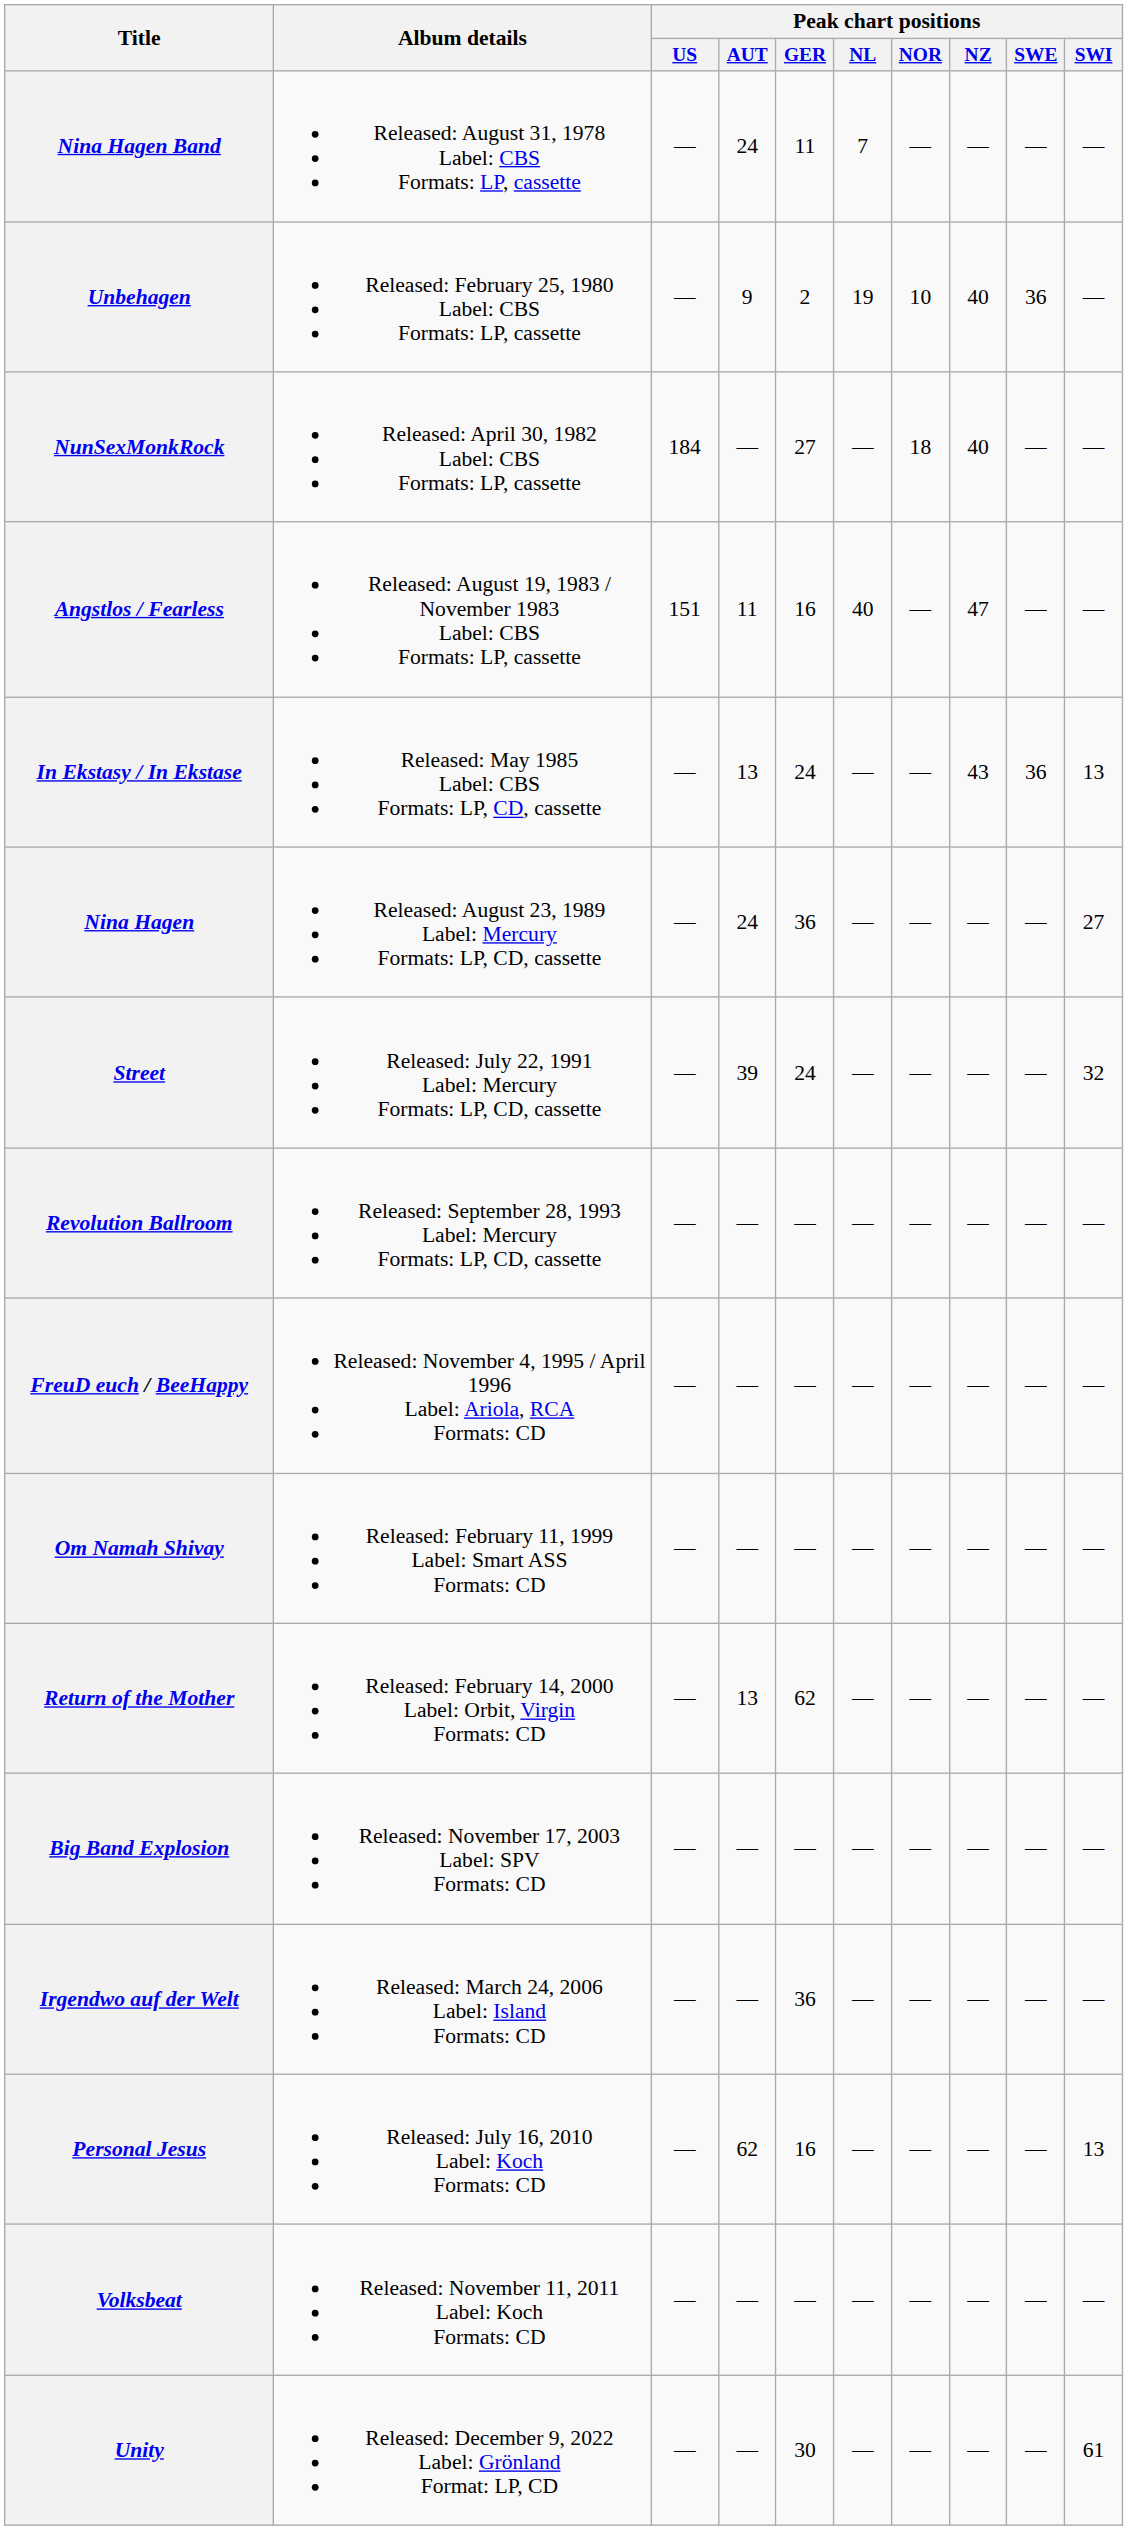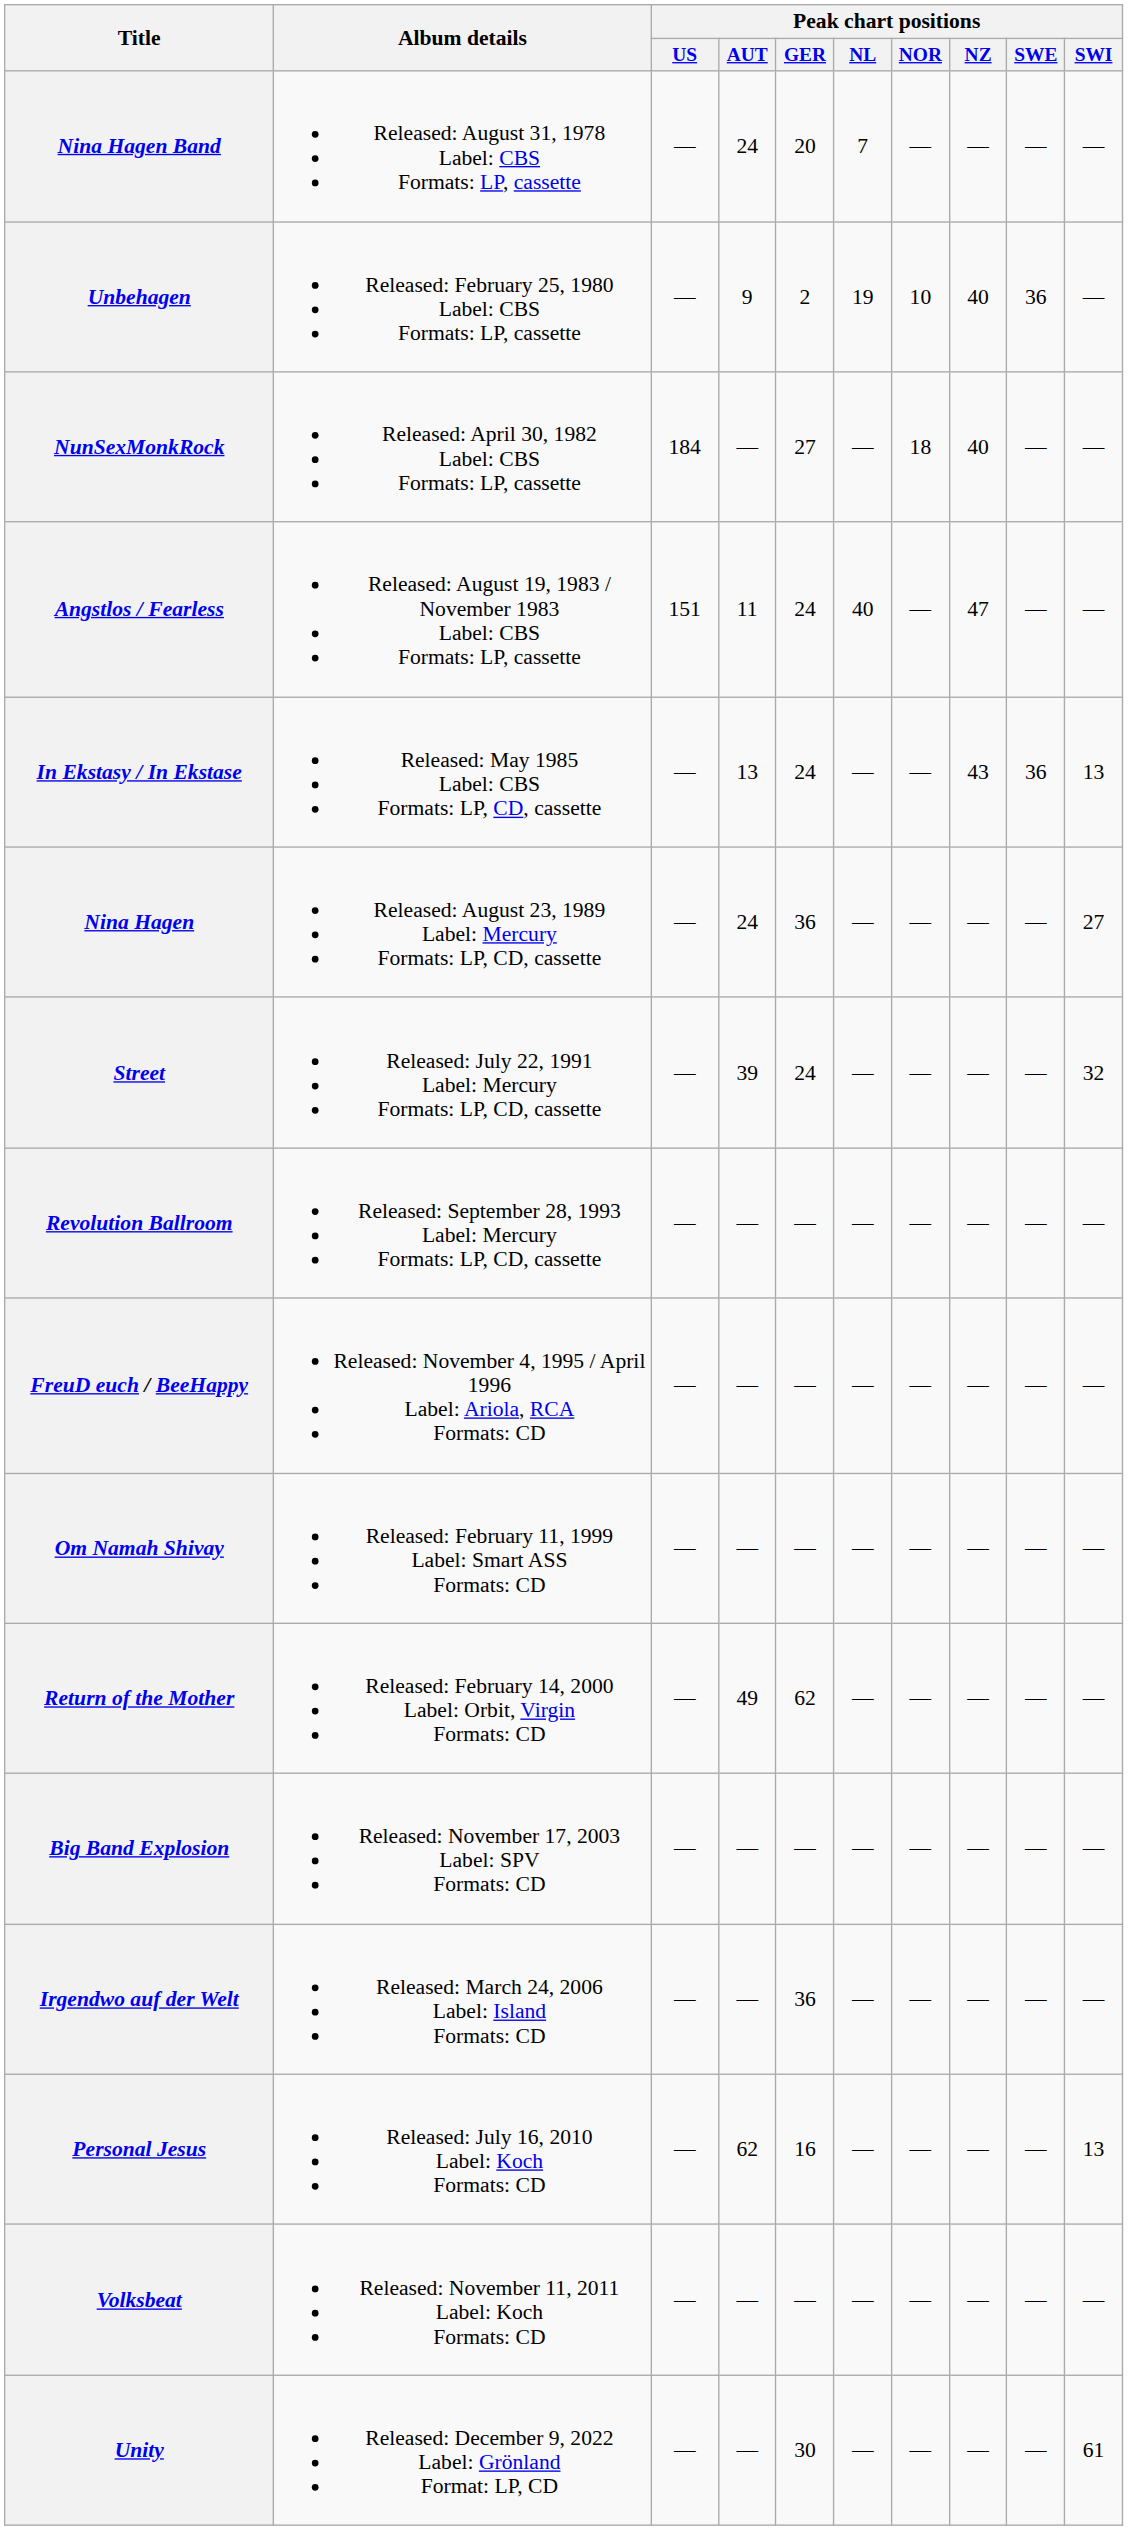(805, 145) 11 -> (805, 145) 20
(805, 609) 16 -> (805, 609) 24
(747, 1698) 13 -> (747, 1698) 49
